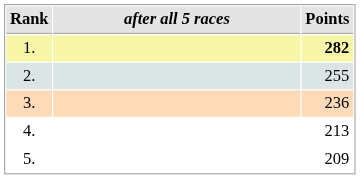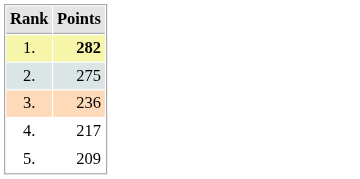- column: (177, 19)
(337, 75) 255 -> (89, 75) 275
(337, 131) 213 -> (89, 131) 217
